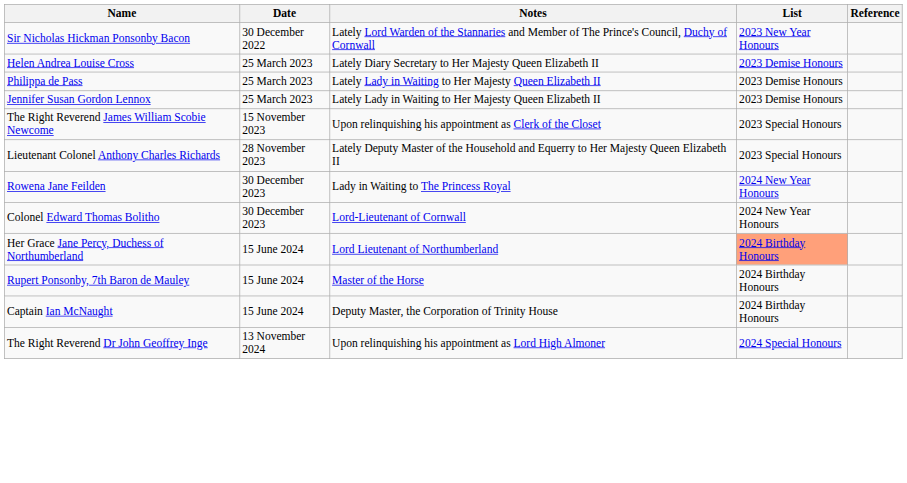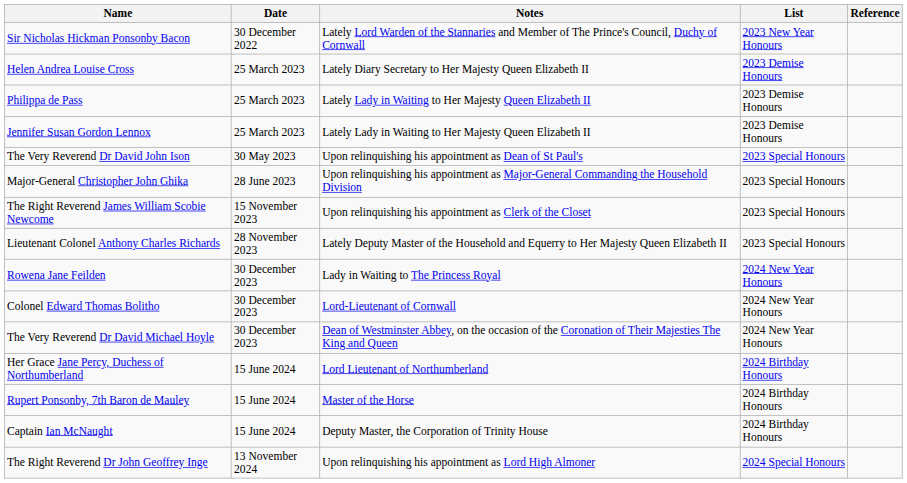+ row: (98, 156)
+ row: (98, 181)
+ row: (111, 337)
(772, 249) lightsalmon background -> (776, 368) no background
